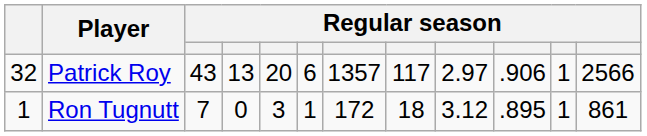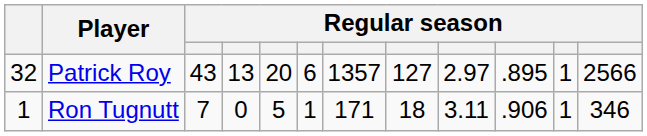(411, 72) 117 -> (412, 72) 127
(522, 72) .906 -> (524, 72) .895
(279, 110) 3 -> (279, 110) 5
(354, 110) 172 -> (354, 110) 171
(465, 110) 3.12 -> (466, 110) 3.11
(522, 110) .895 -> (524, 110) .906
(608, 110) 861 -> (610, 110) 346
